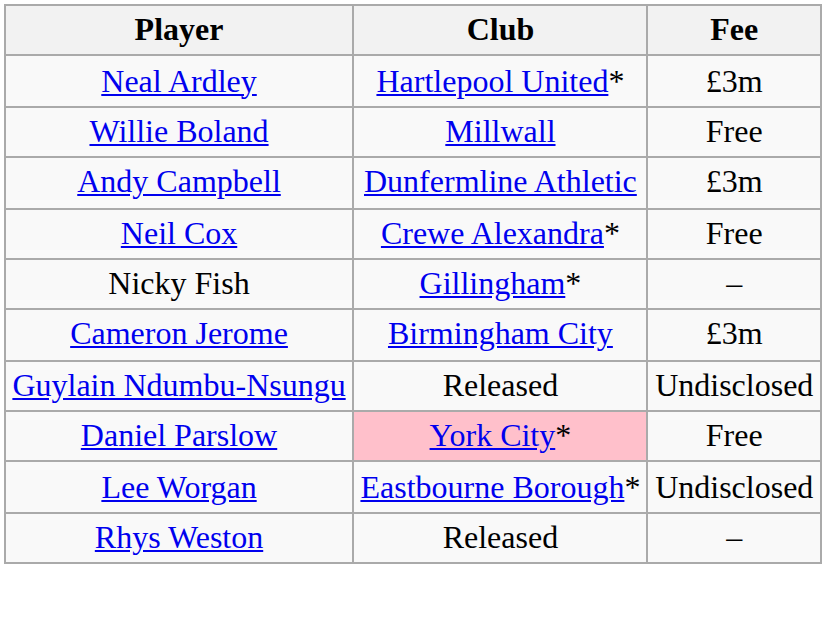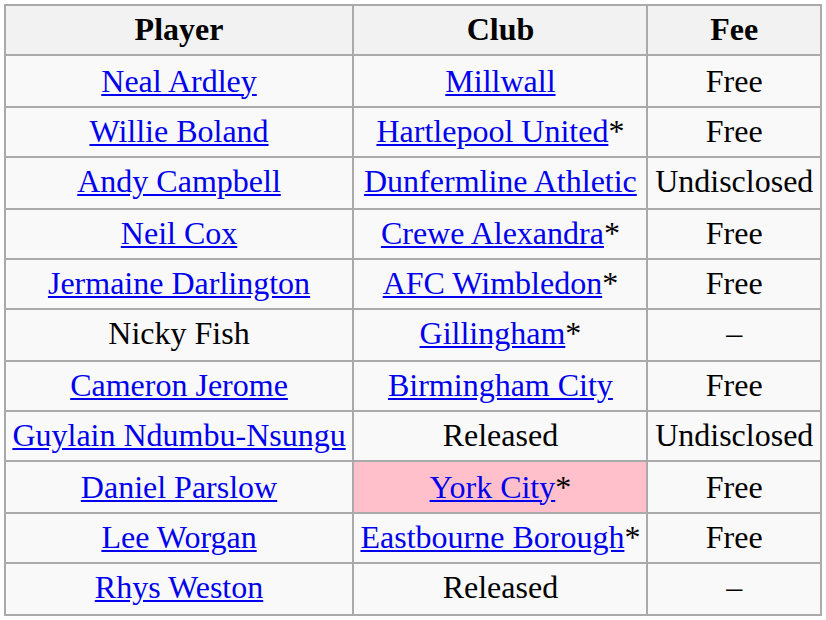(500, 80) Hartlepool United* -> (500, 80) Millwall
(734, 80) £3m -> (734, 80) Free
(500, 131) Millwall -> (500, 131) Hartlepool United*
(734, 182) £3m -> (734, 182) Undisclosed
+ row: (179, 283)
(734, 334) £3m -> (734, 385) Free
(734, 486) Undisclosed -> (734, 537) Free
